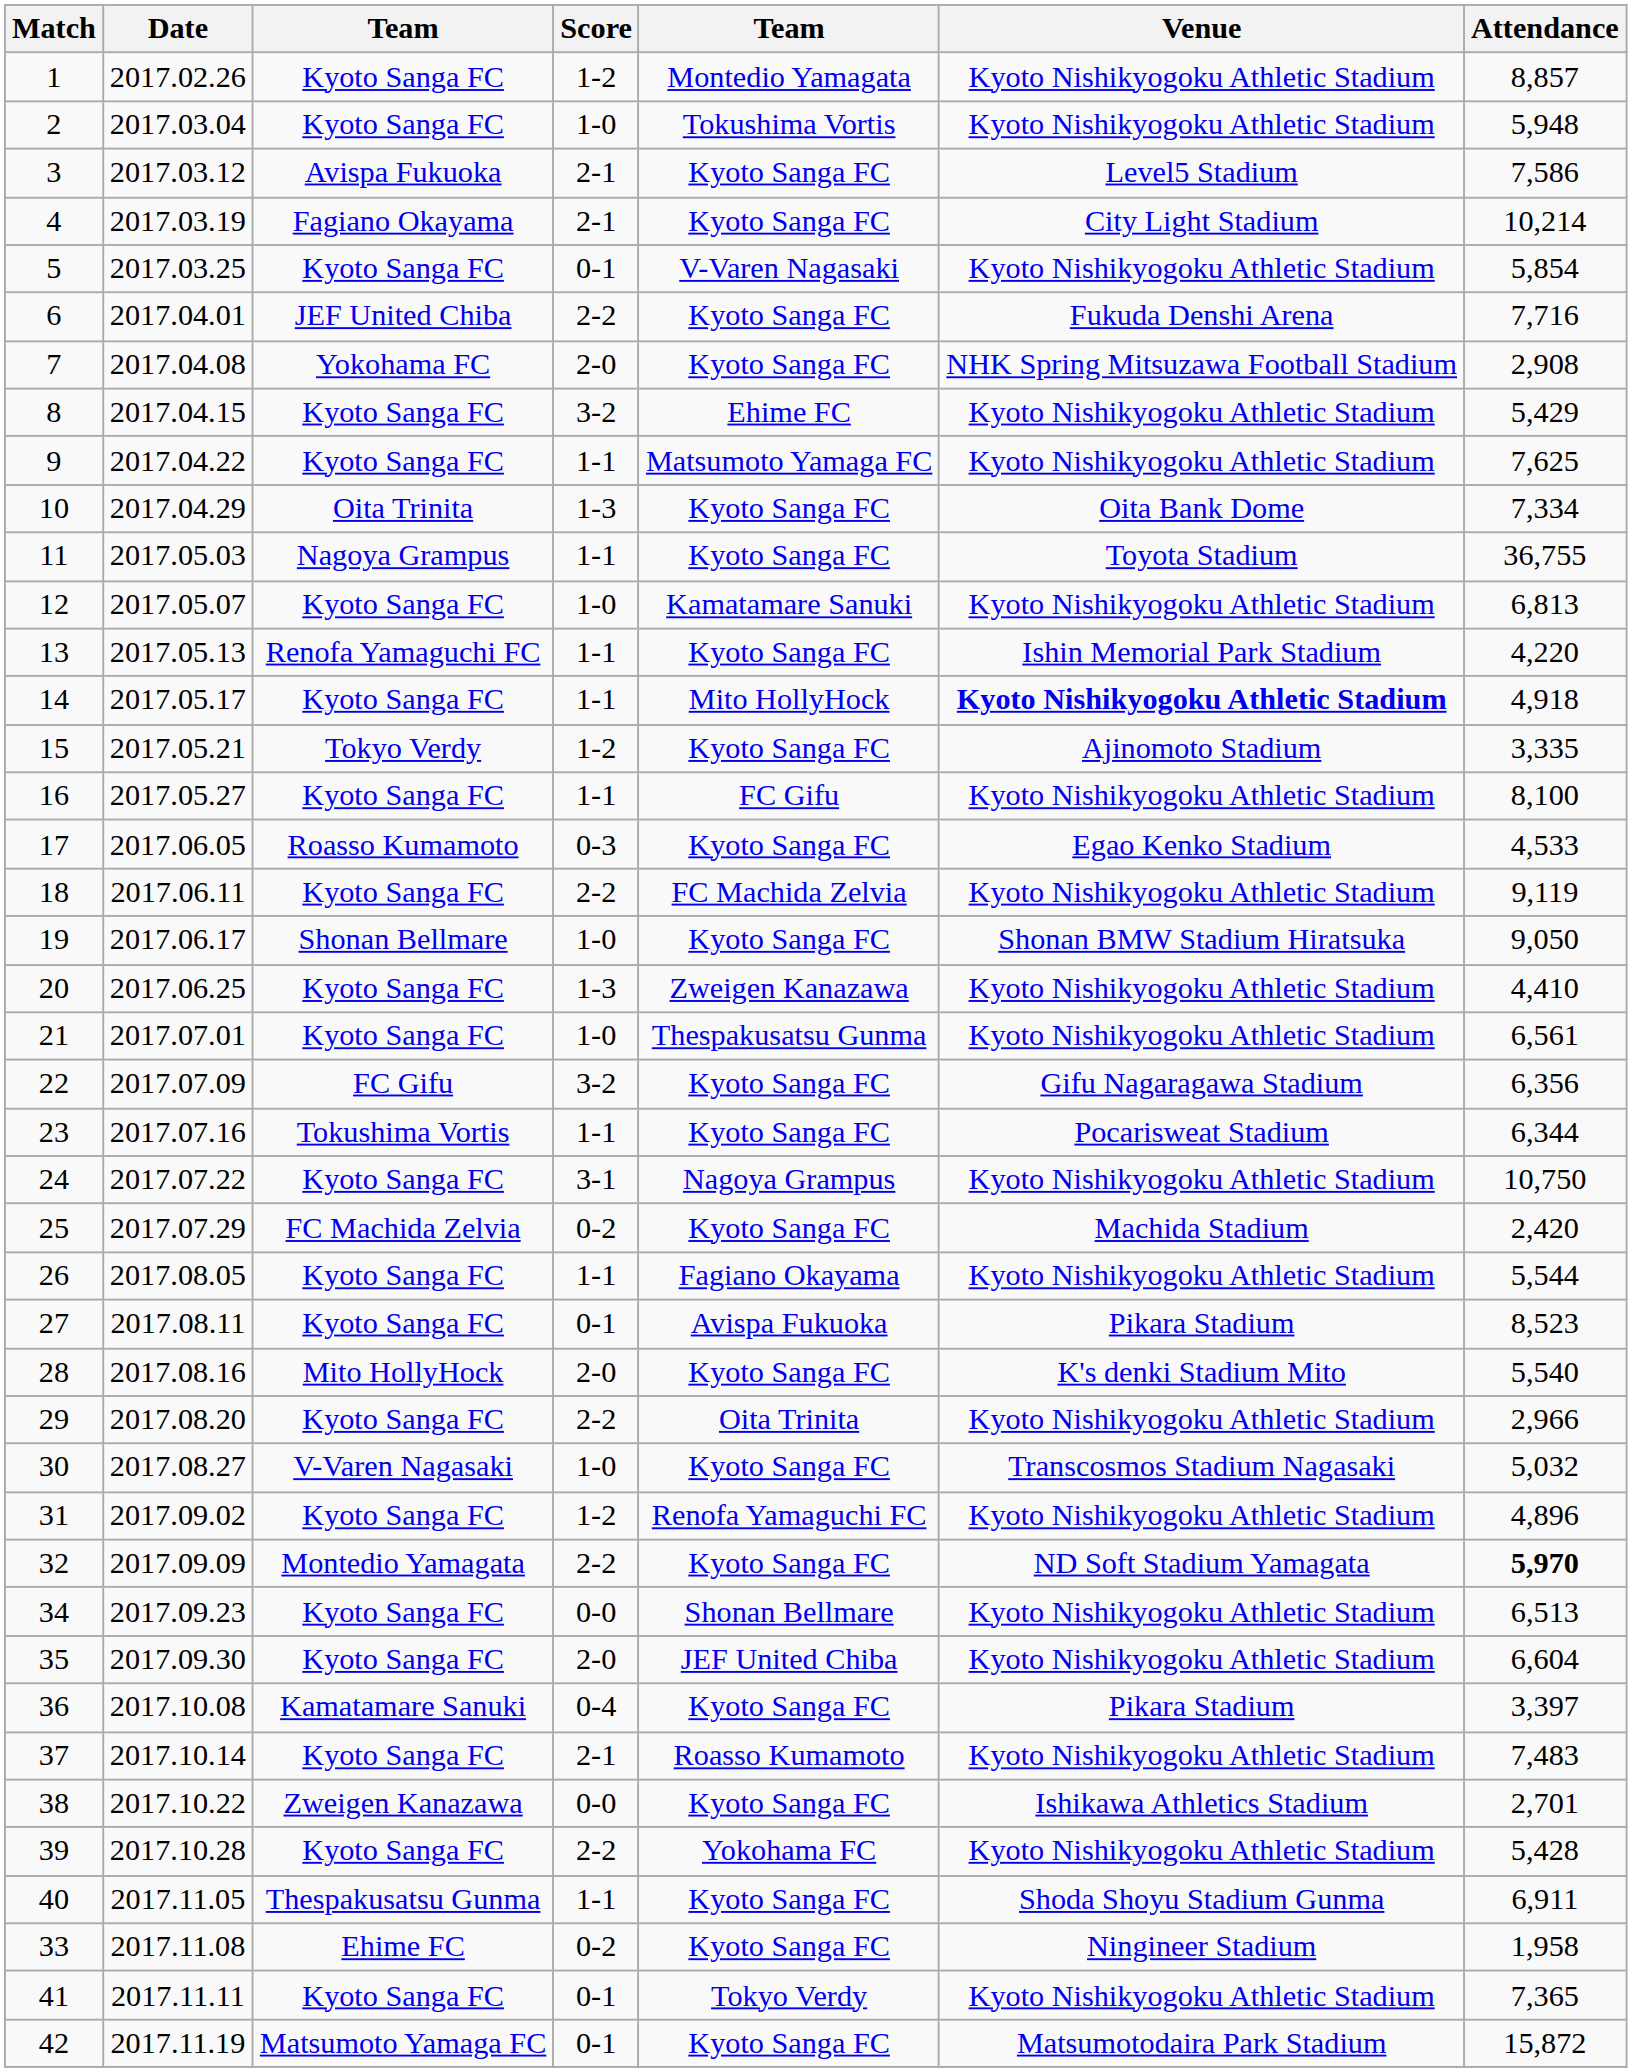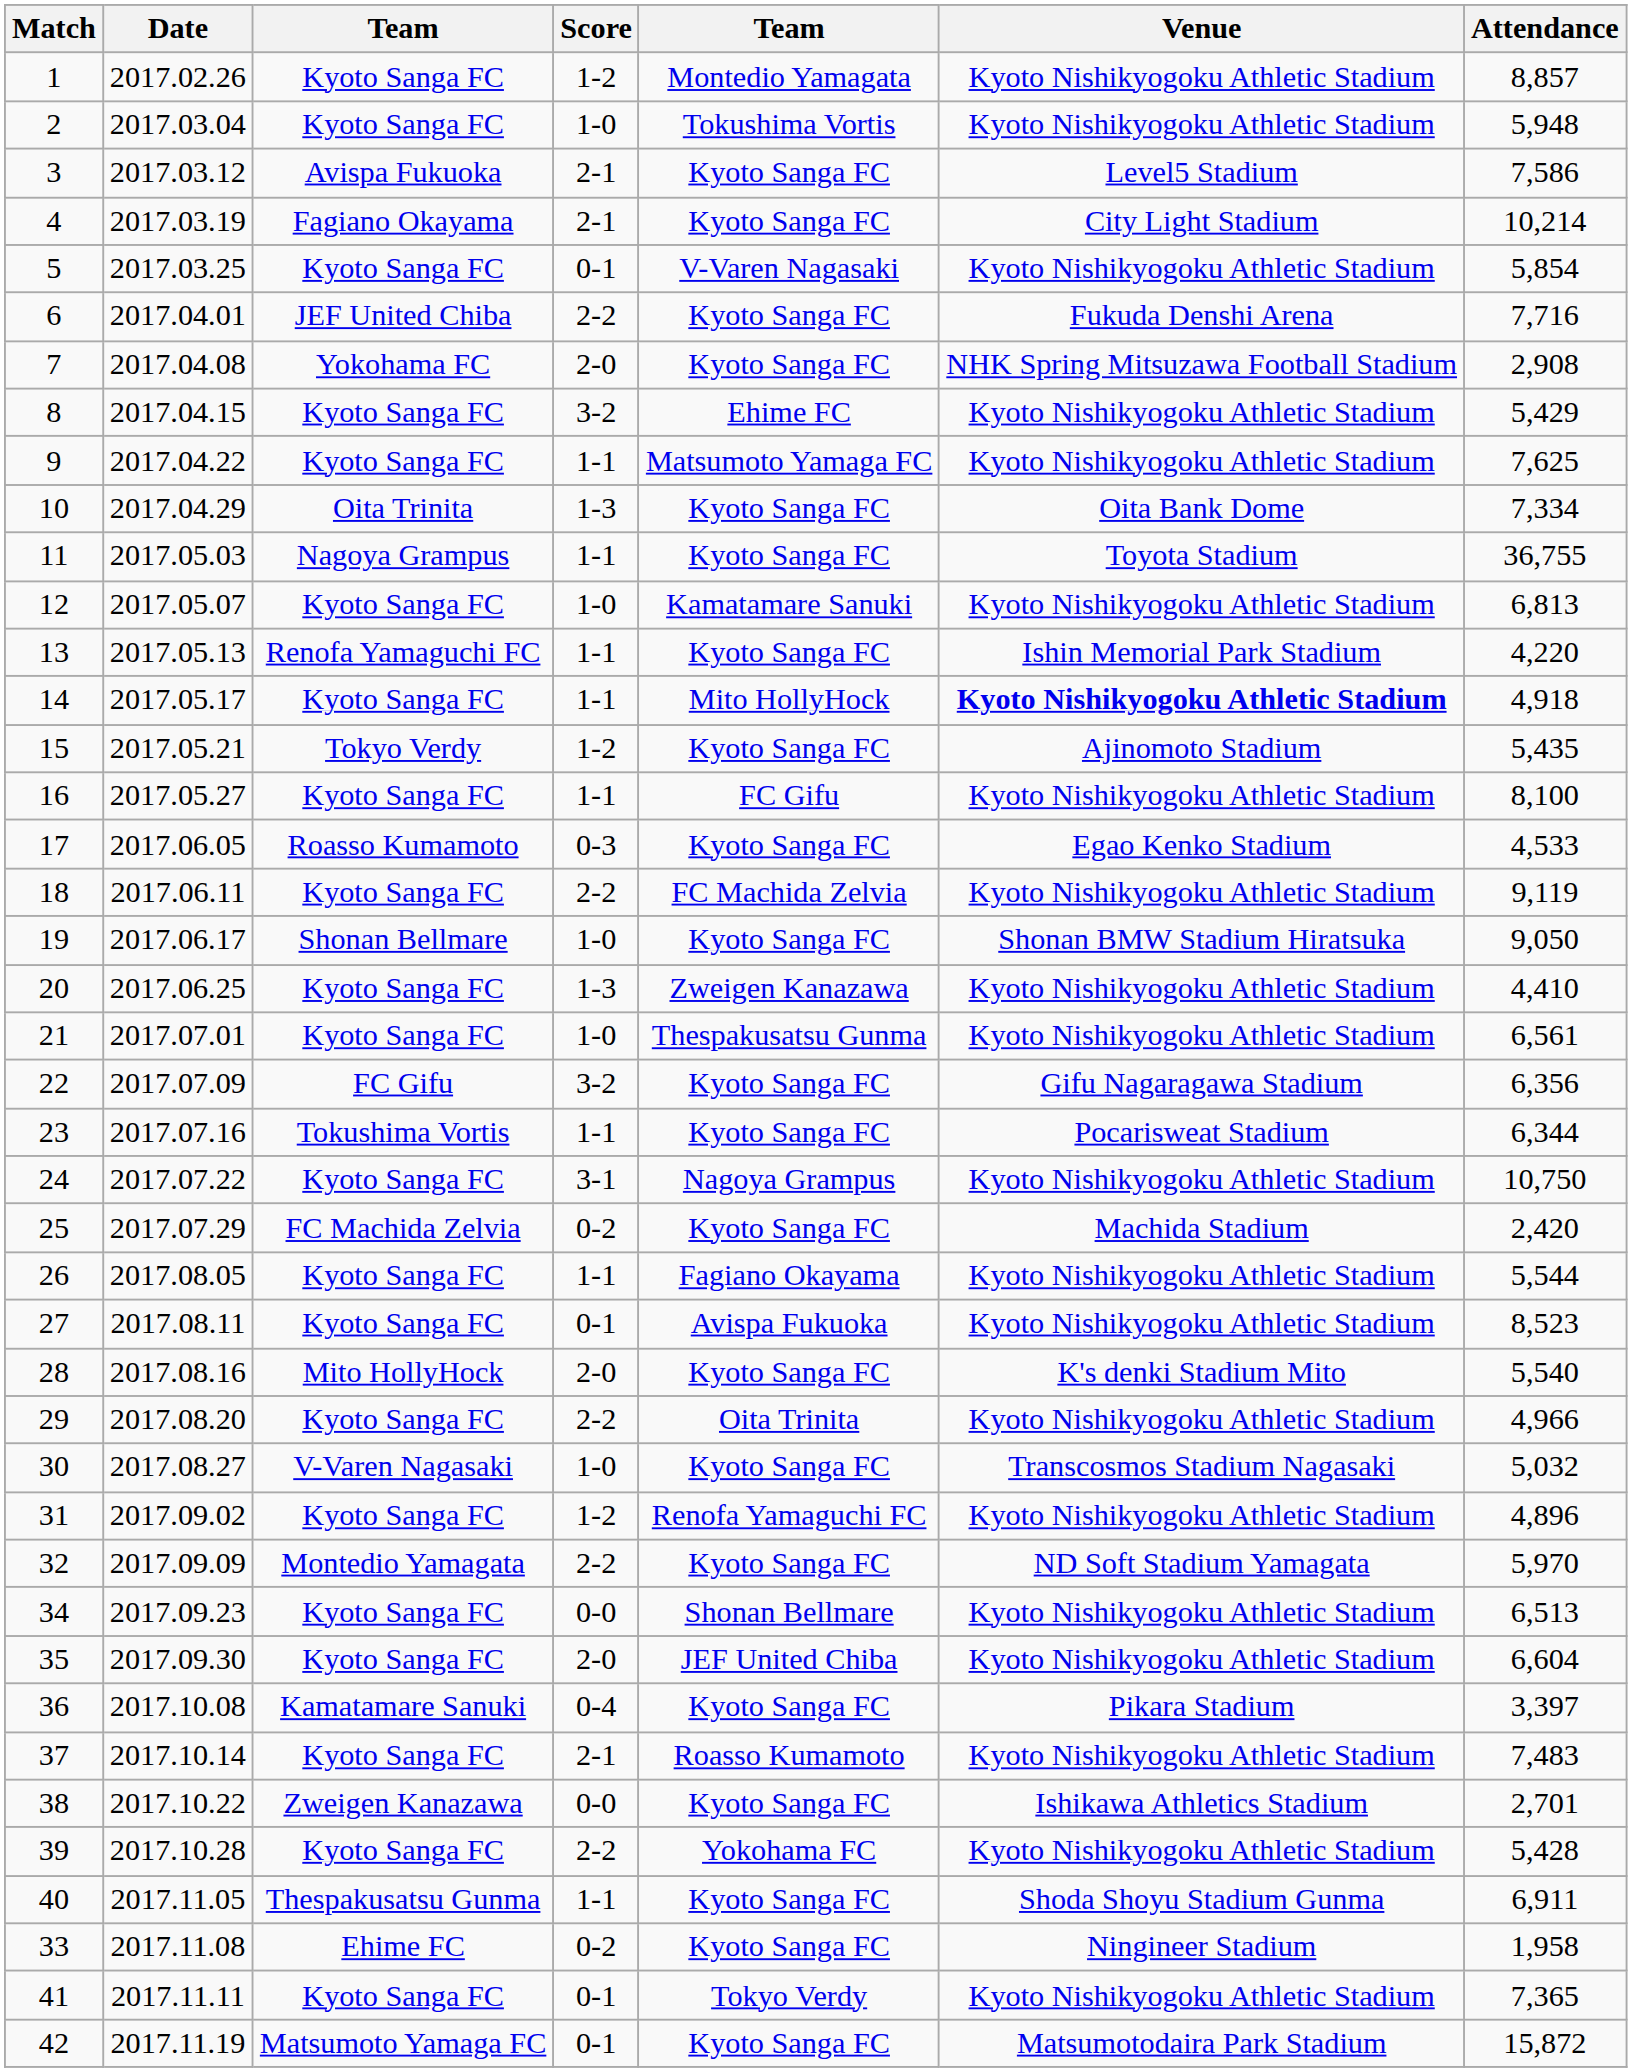(1545, 747) 3,335 -> (1545, 747) 5,435
(1202, 1323) Pikara Stadium -> (1202, 1323) Kyoto Nishikyogoku Athletic Stadium
(1545, 1419) 2,966 -> (1545, 1419) 4,966
(1545, 1563) bold -> (1545, 1563) normal
